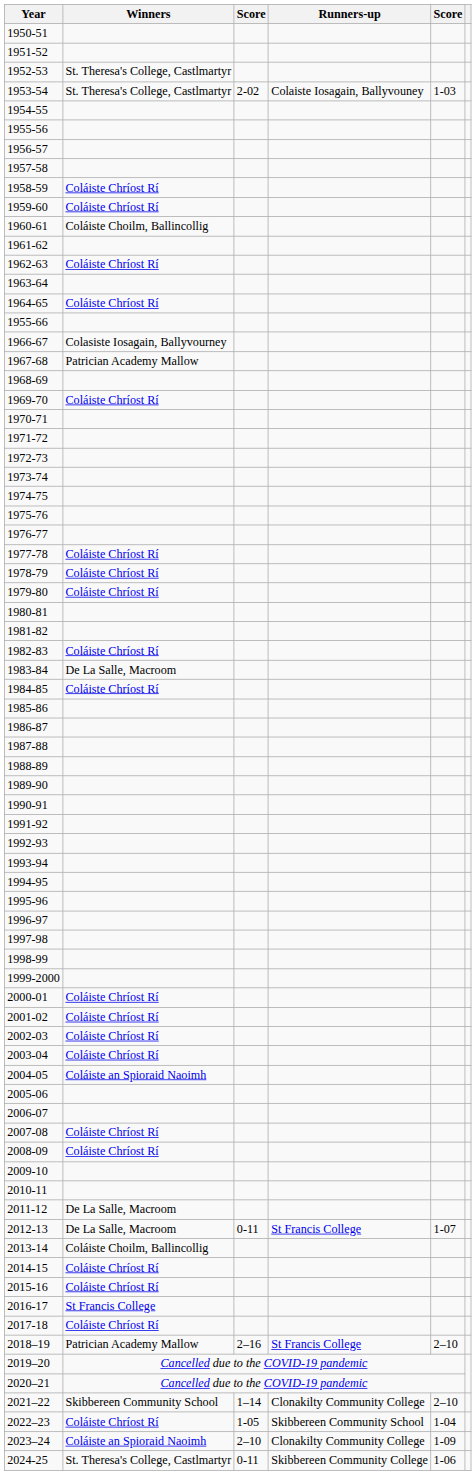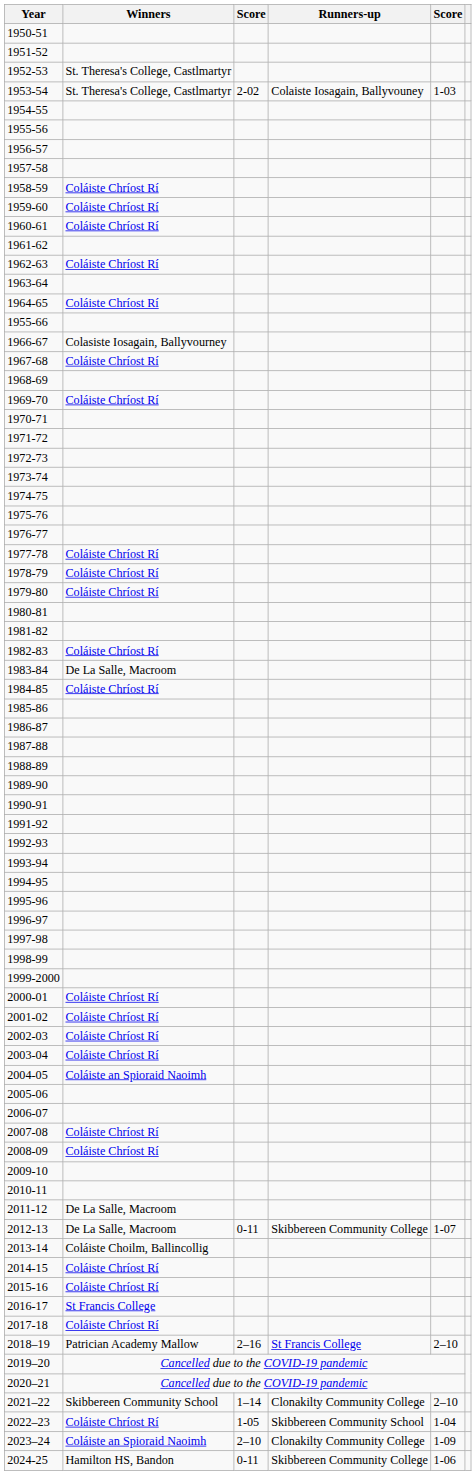(137, 226) Coláiste Choilm, Ballincollig -> (112, 226) Coláiste Chríost Rí
(132, 361) Patrician Academy Mallow -> (112, 361) Coláiste Chríost Rí
(316, 1229) St Francis College -> (350, 1229) Skibbereen Community College
(148, 1460) St. Theresa's College, Castlmartyr -> (120, 1460) Hamilton HS, Bandon
